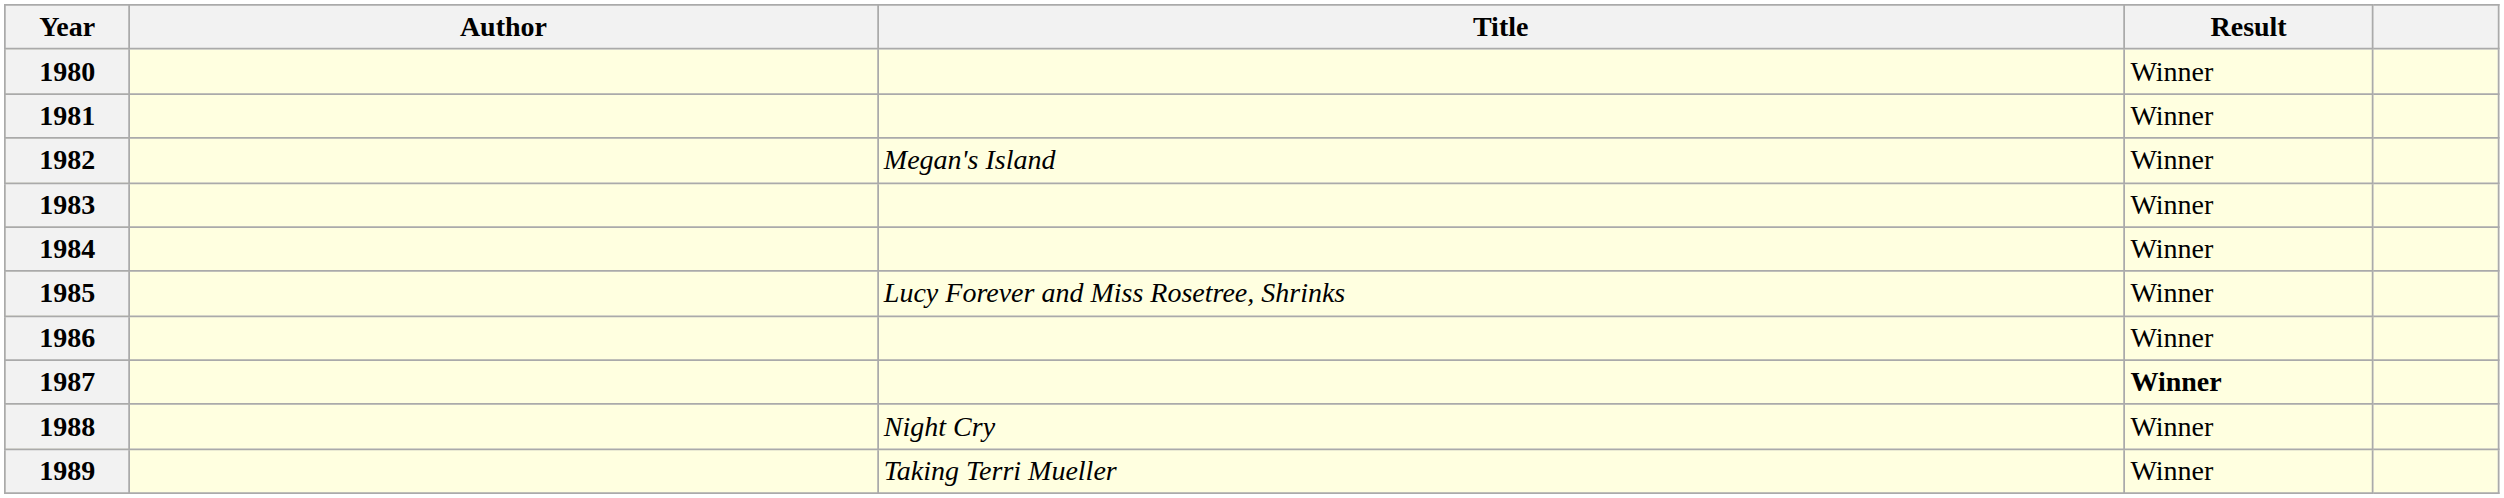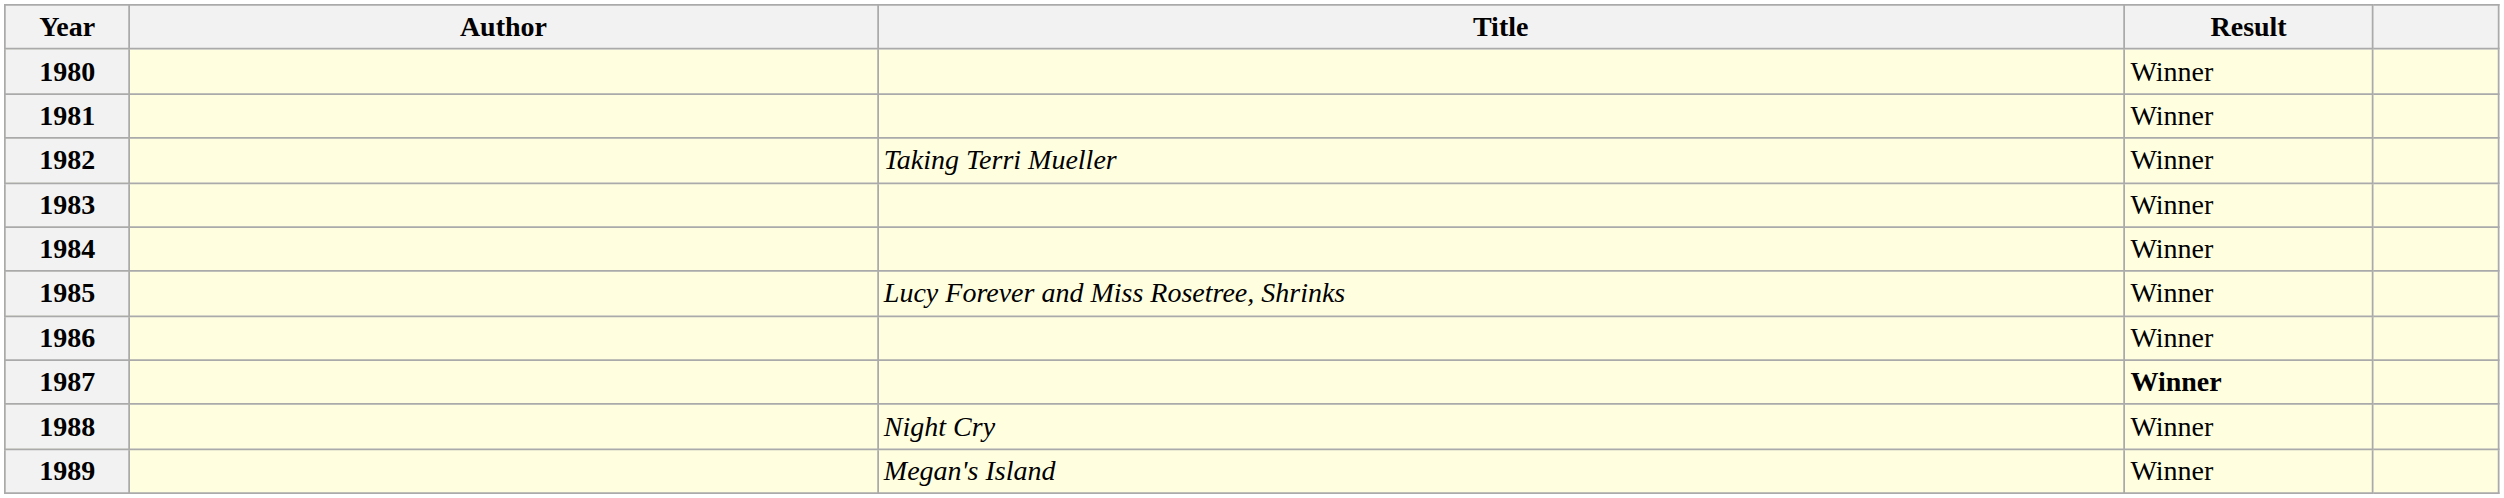(970, 159) Megan's Island -> (1000, 159) Taking Terri Mueller
(1000, 470) Taking Terri Mueller -> (970, 470) Megan's Island
